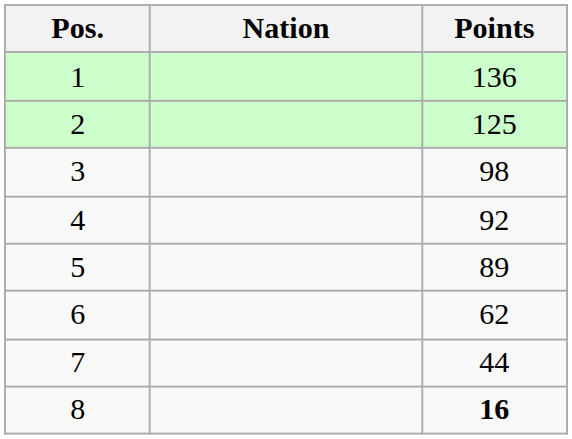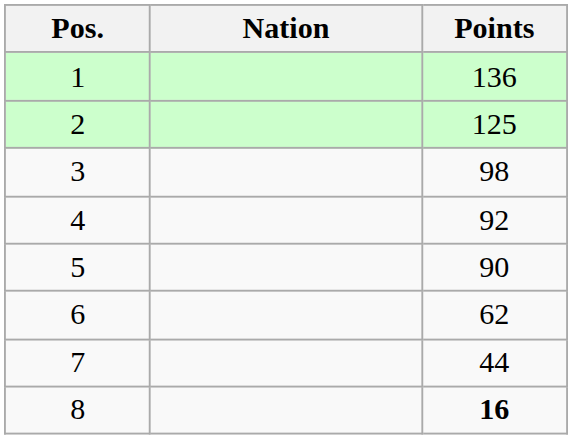(494, 266) 89 -> (494, 266) 90
